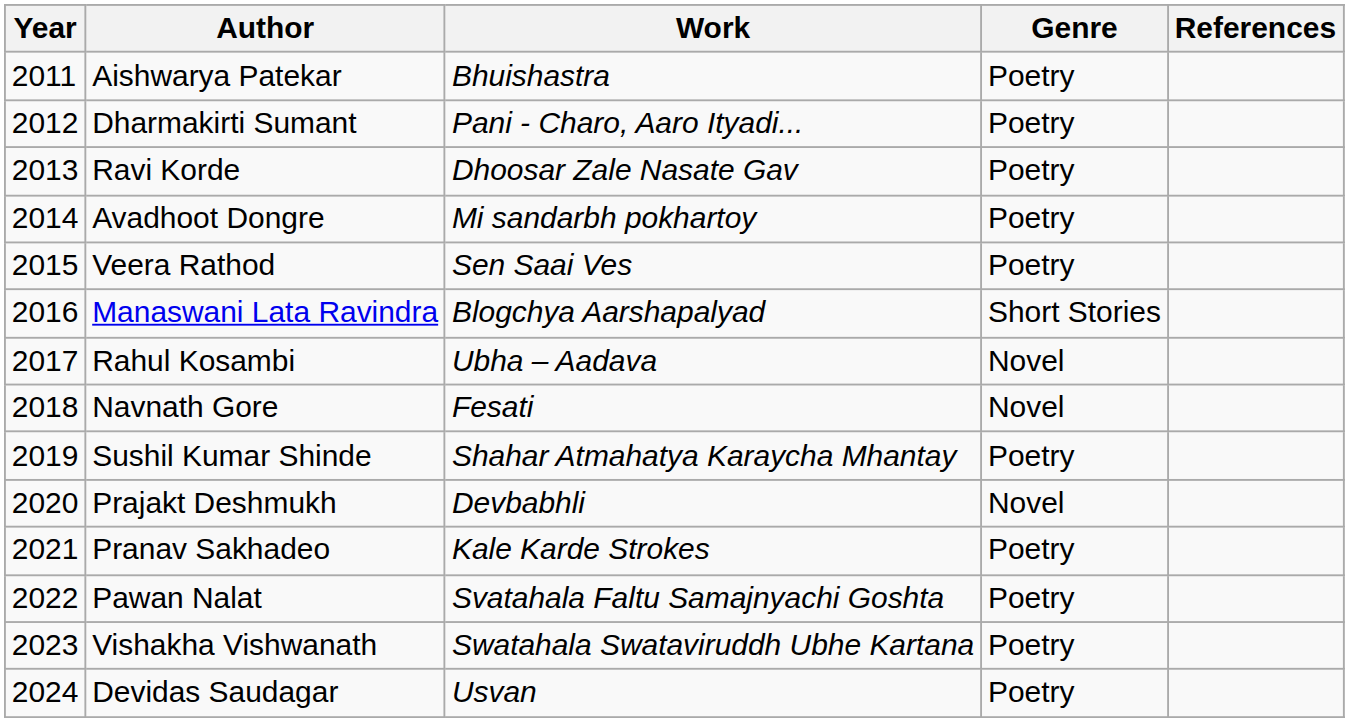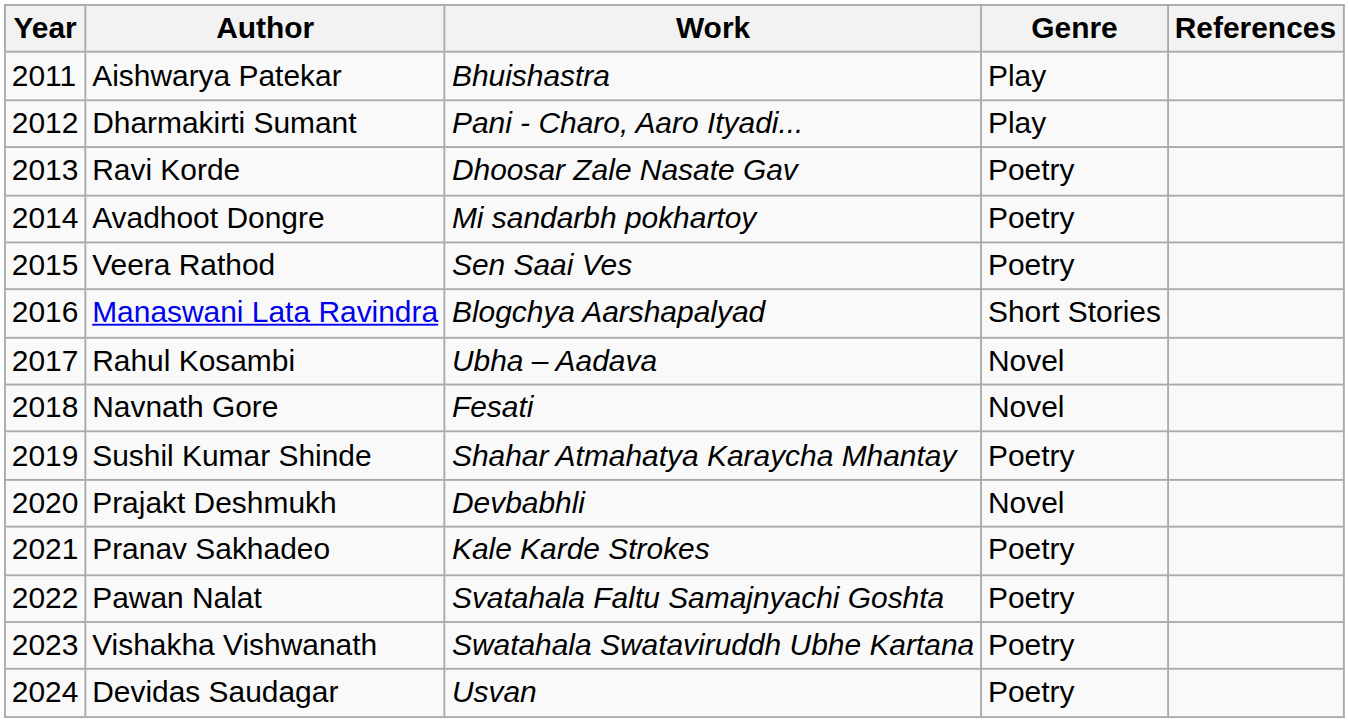(1031, 75) Poetry -> (1017, 75) Play
(1031, 123) Poetry -> (1017, 123) Play
